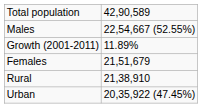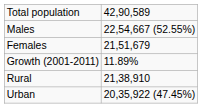rows swapped: (27, 62) <-> (53, 45)
